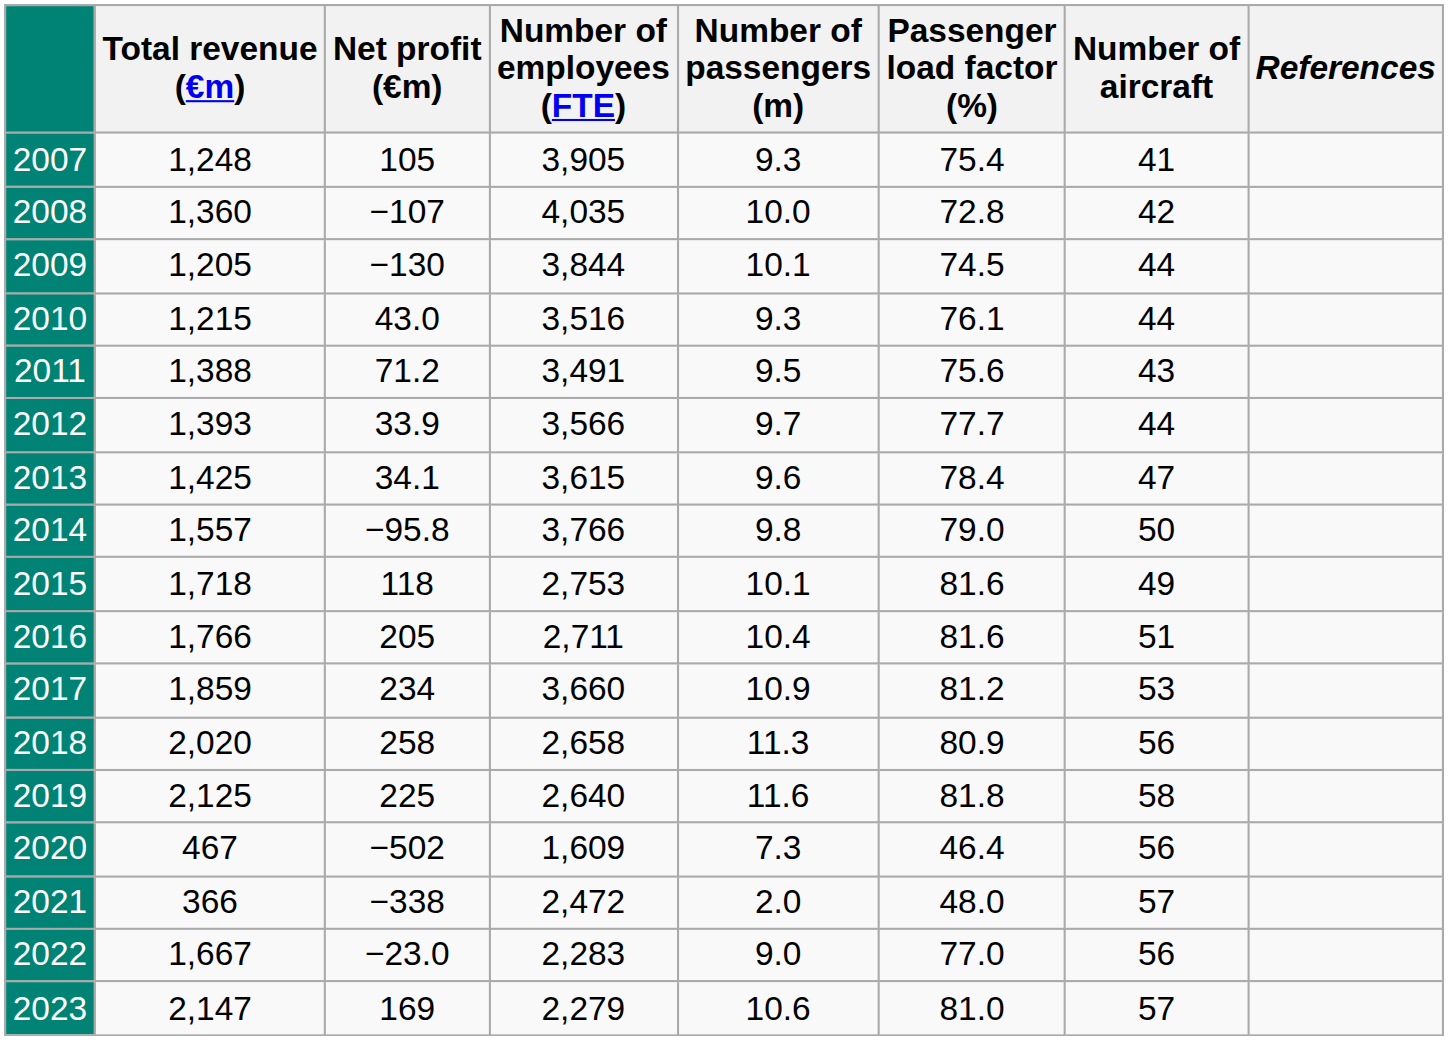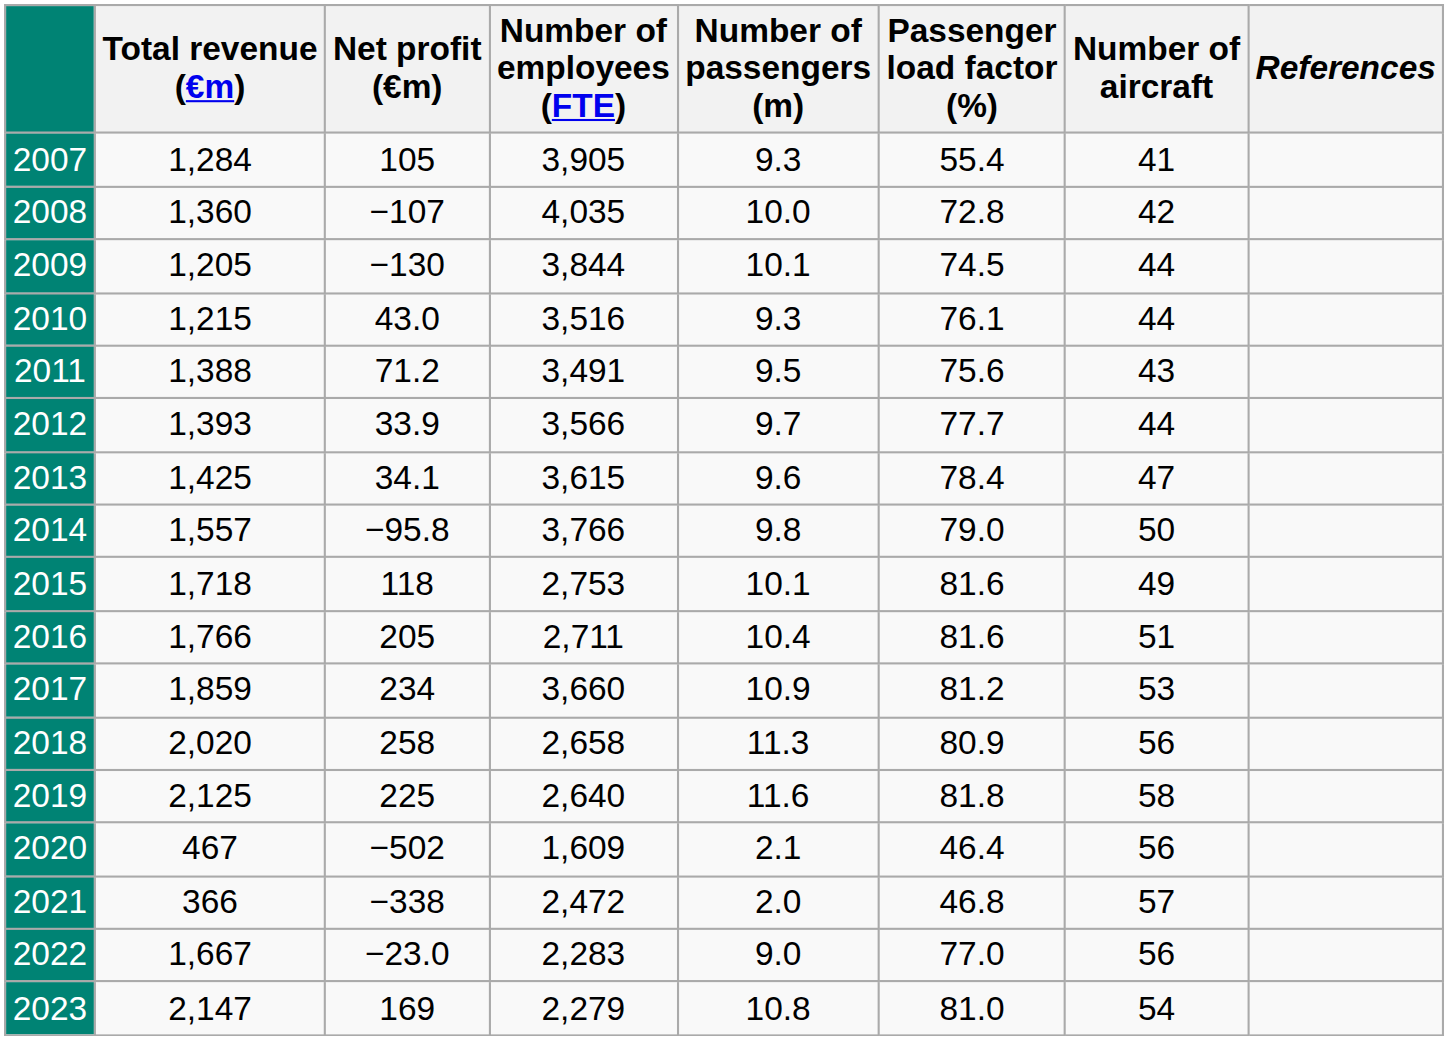(210, 159) 1,248 -> (210, 159) 1,284
(972, 159) 75.4 -> (972, 159) 55.4
(778, 848) 7.3 -> (778, 848) 2.1
(972, 901) 48.0 -> (972, 901) 46.8
(778, 1007) 10.6 -> (778, 1007) 10.8
(1156, 1007) 57 -> (1156, 1007) 54
